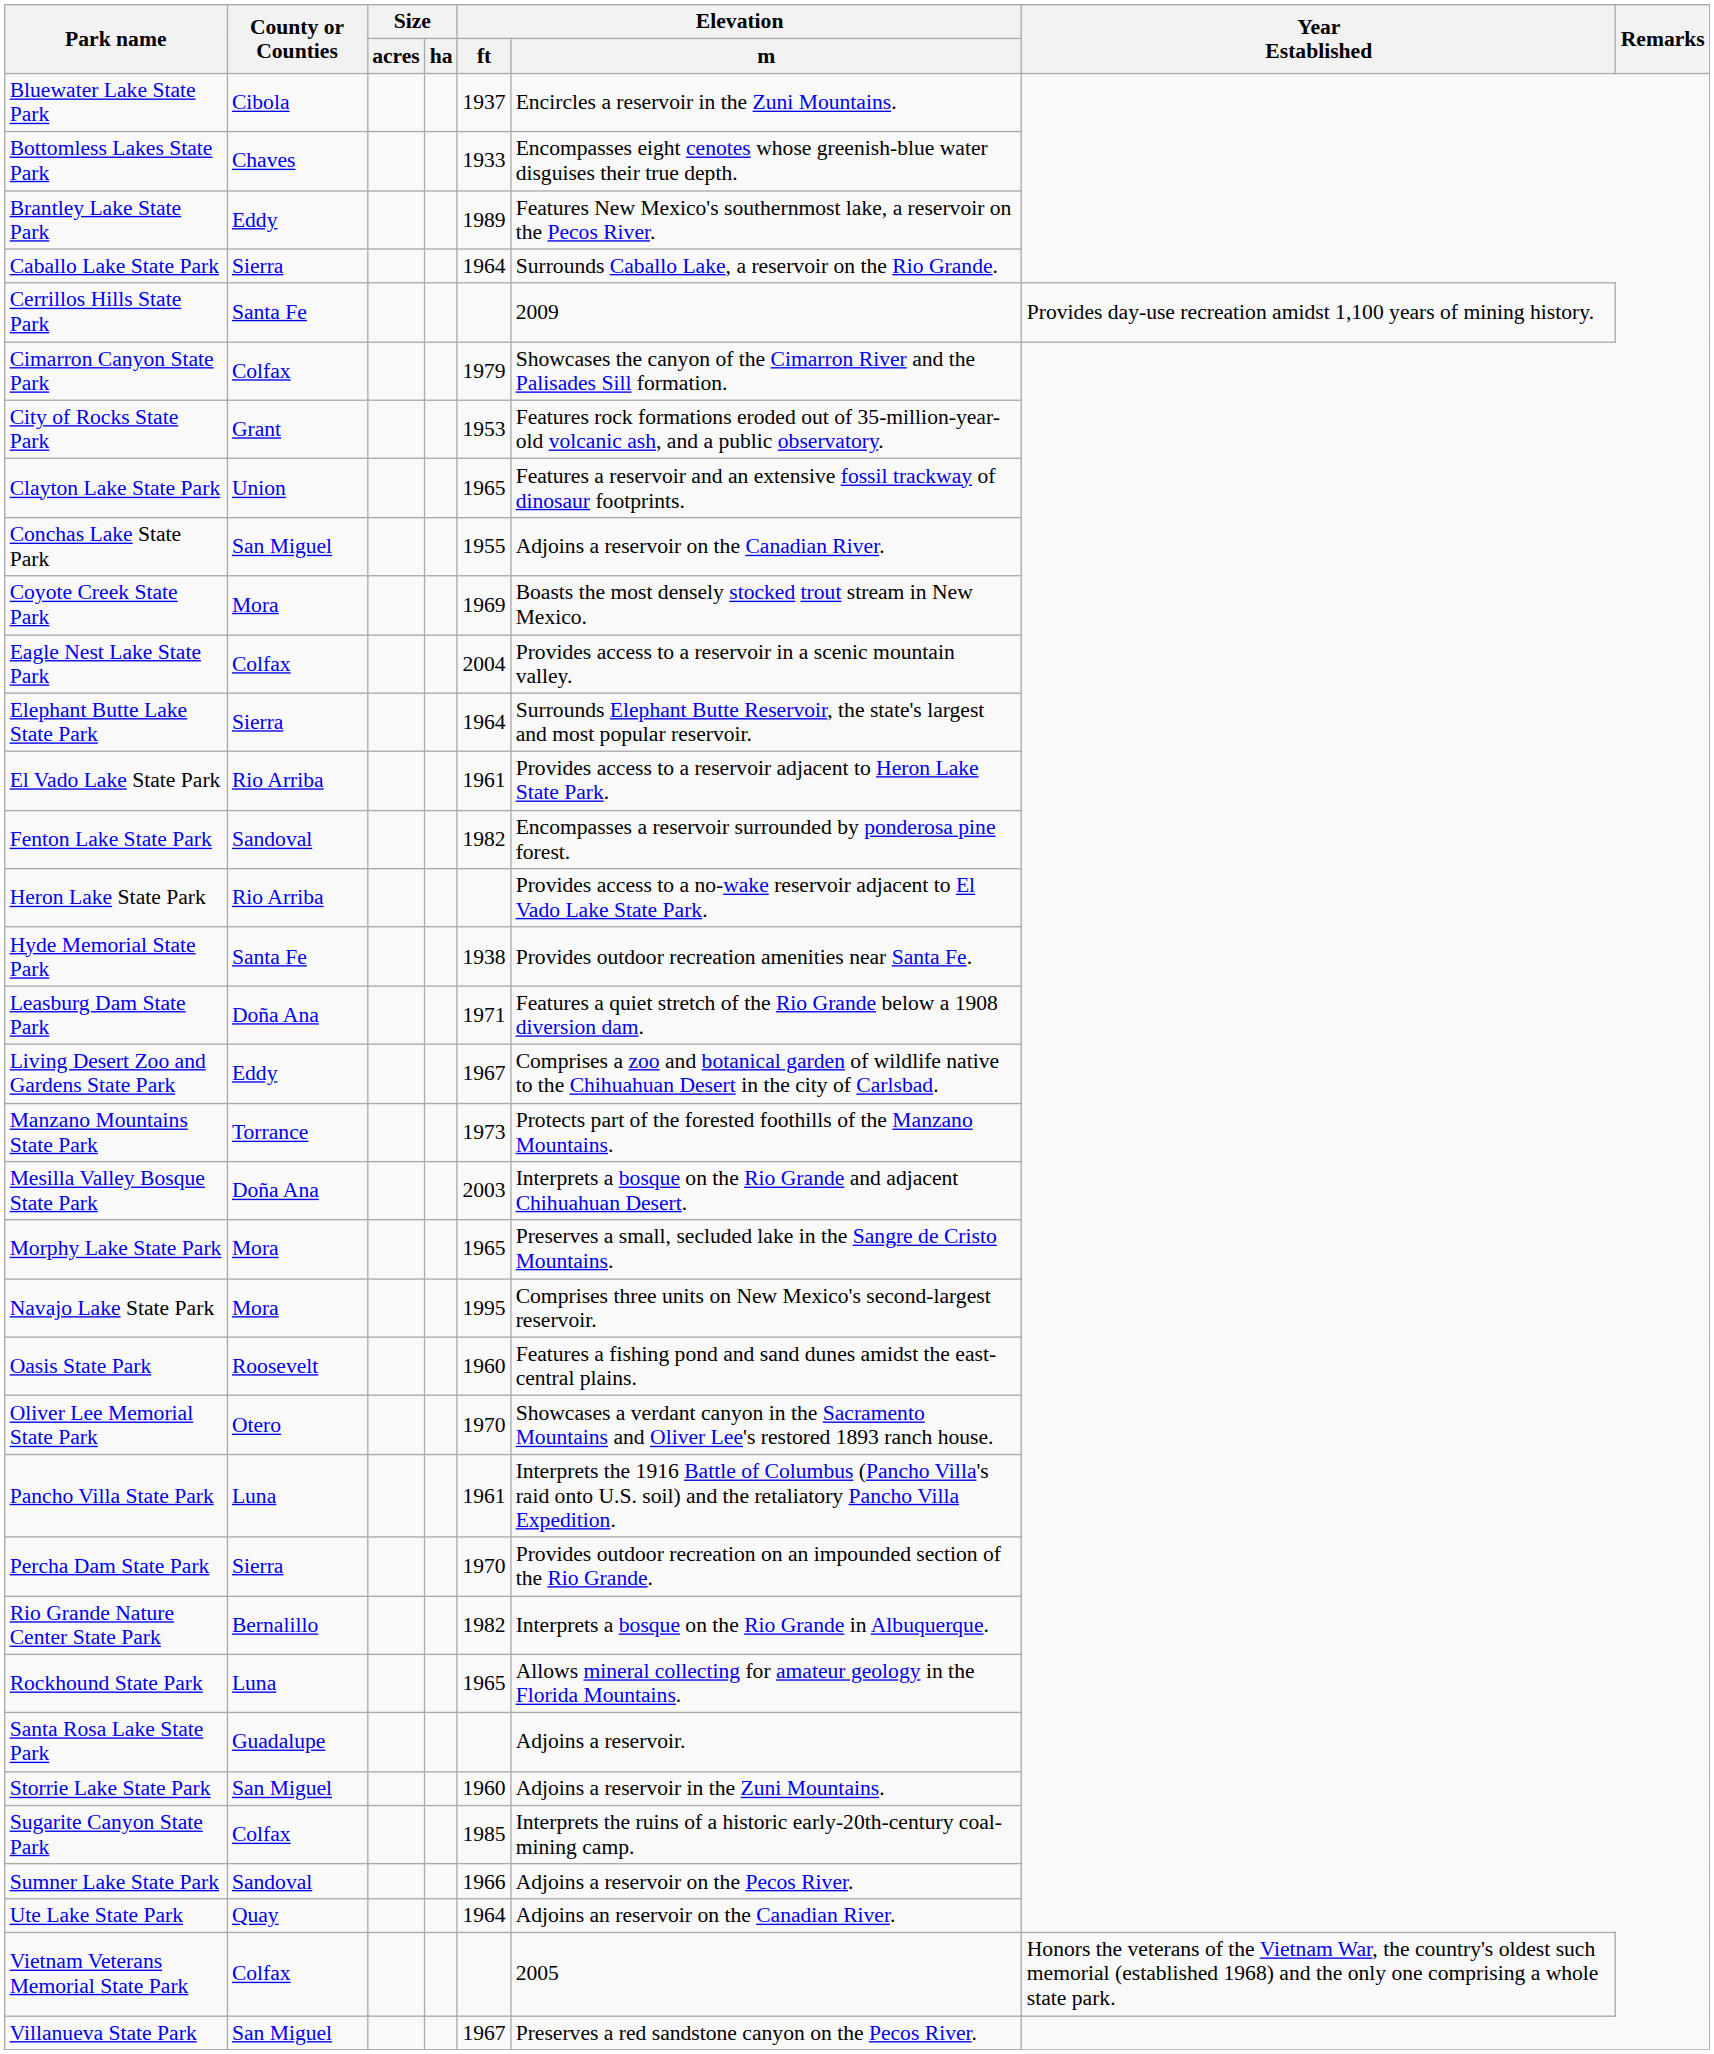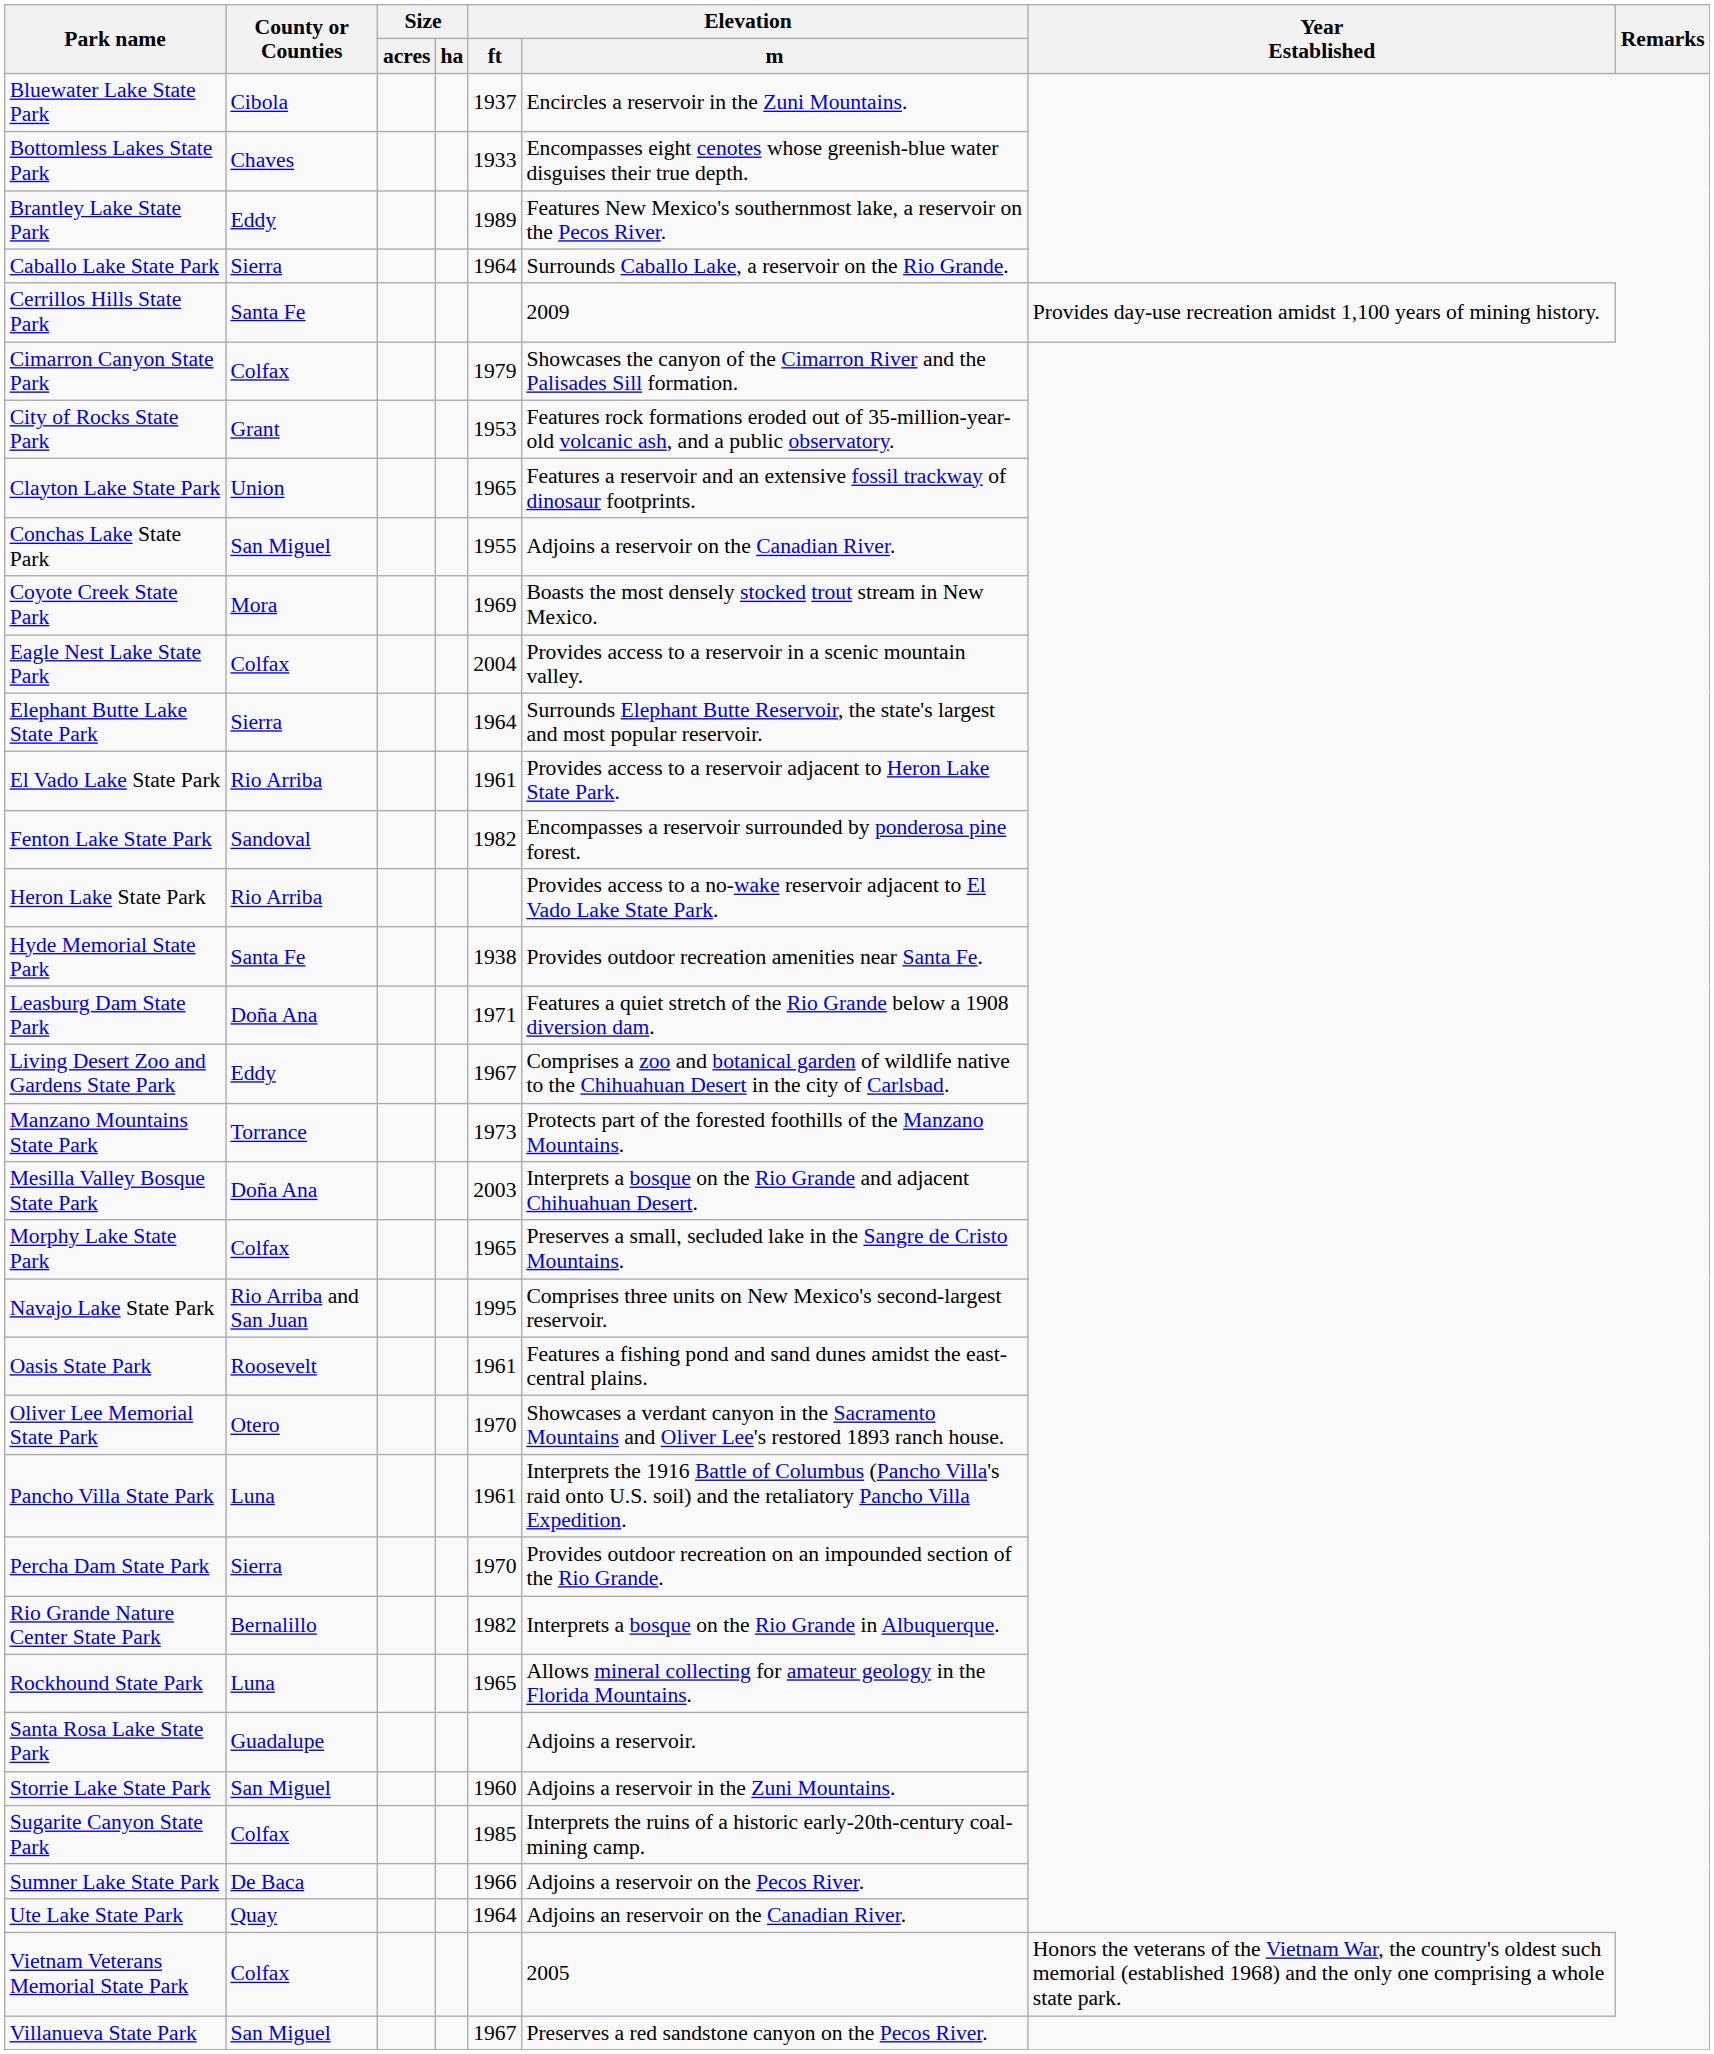(255, 1249) Mora -> (260, 1249) Colfax
(255, 1307) Mora -> (295, 1307) Rio Arriba and San Juan
(484, 1366) 1960 -> (495, 1366) 1961
(272, 1881) Sandoval -> (267, 1881) De Baca
